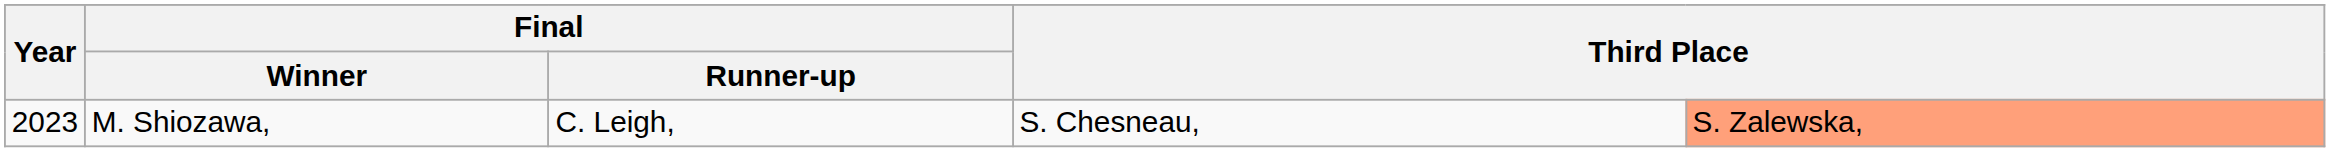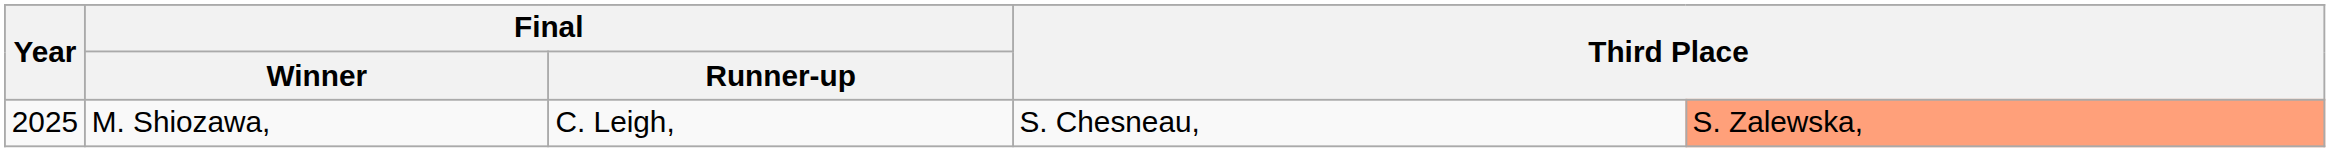(45, 122) 2023 -> (45, 122) 2025
